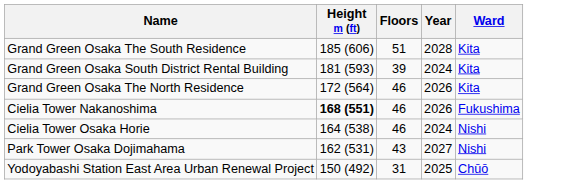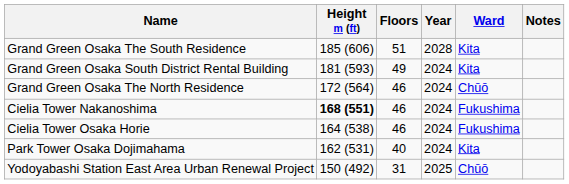+ column: (543, 21)
(399, 68) 39 -> (399, 68) 49
(438, 88) 2026 -> (438, 88) 2024
(469, 88) Kita -> (473, 88) Chūō
(438, 108) 2026 -> (438, 108) 2024
(472, 128) Nishi -> (489, 128) Fukushima
(399, 149) 43 -> (399, 149) 40
(438, 149) 2027 -> (438, 149) 2024
(472, 149) Nishi -> (469, 149) Kita
